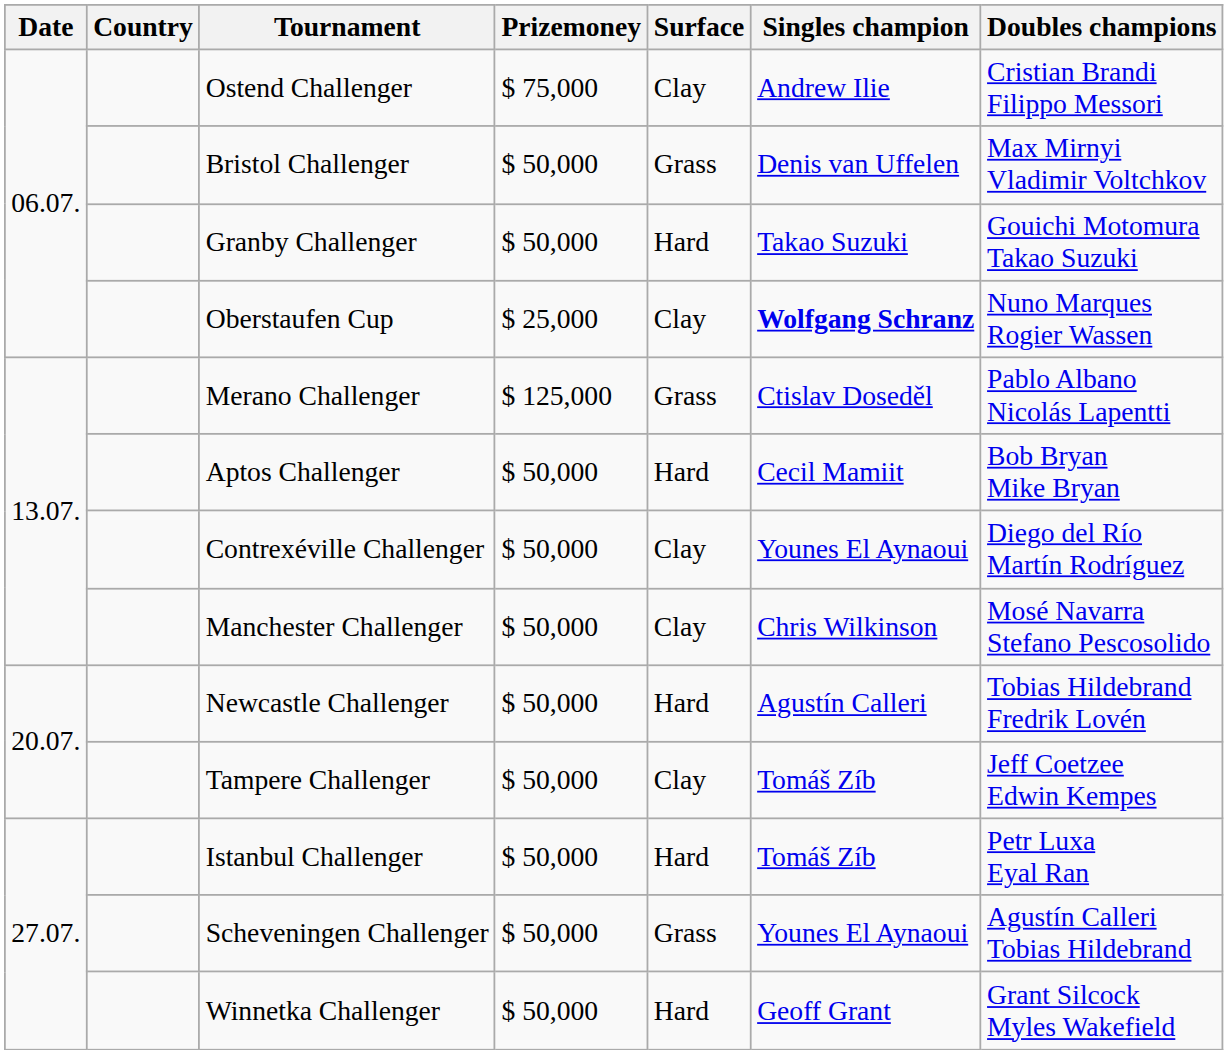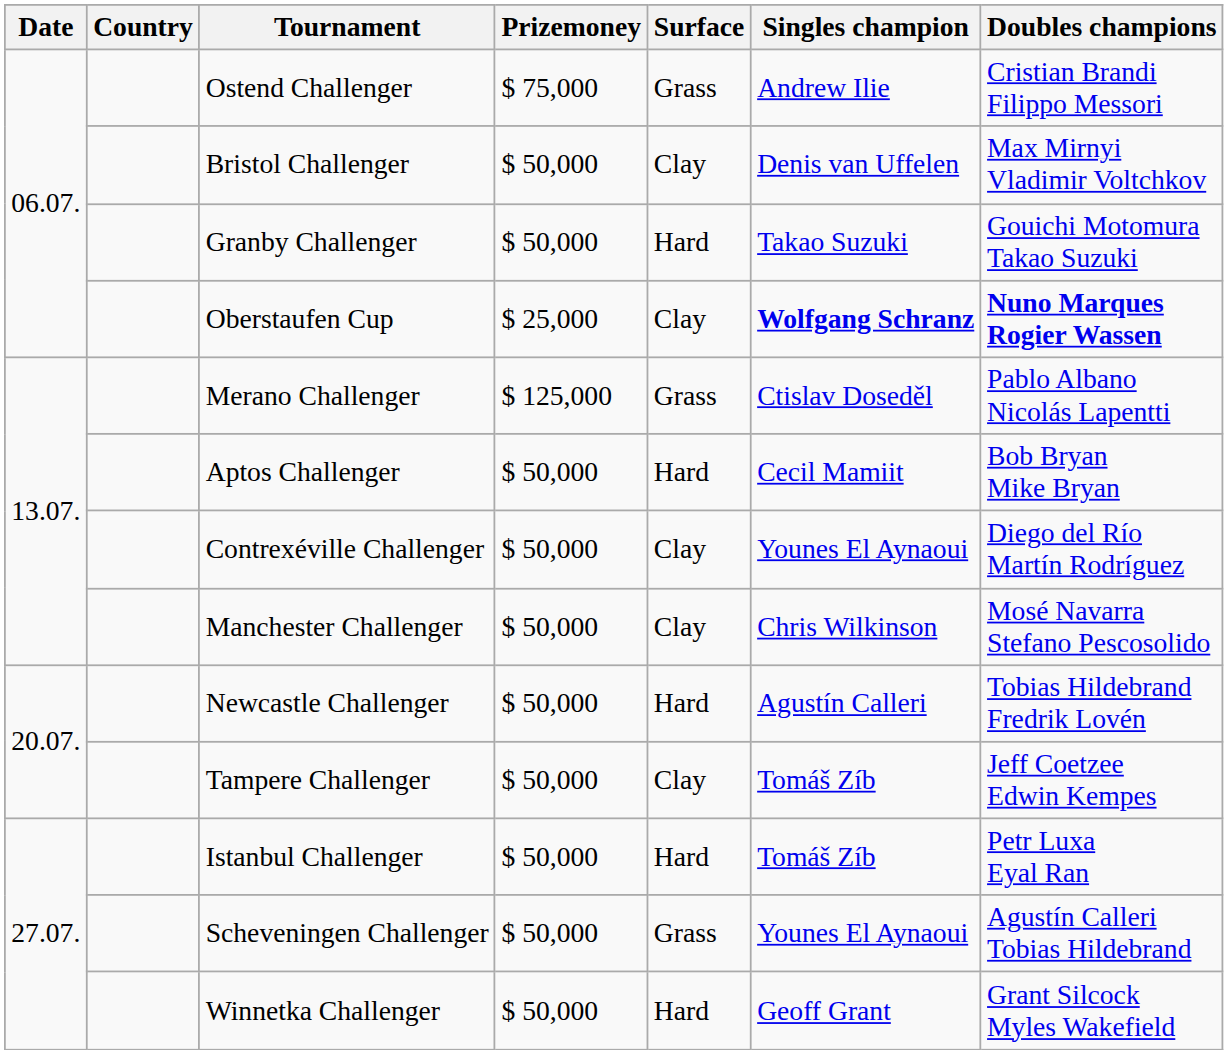(680, 87) Clay -> (685, 87) Grass
(685, 164) Grass -> (680, 164) Clay
(1070, 317) normal -> (1075, 317) bold
